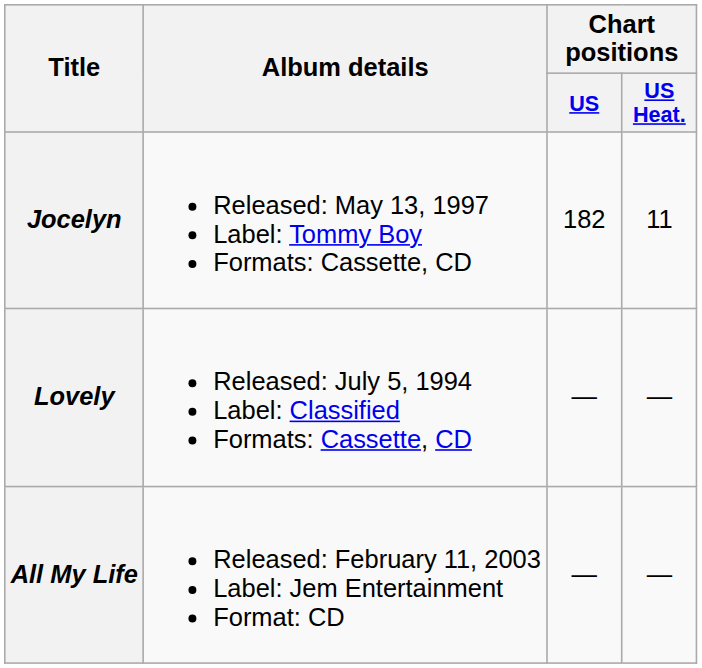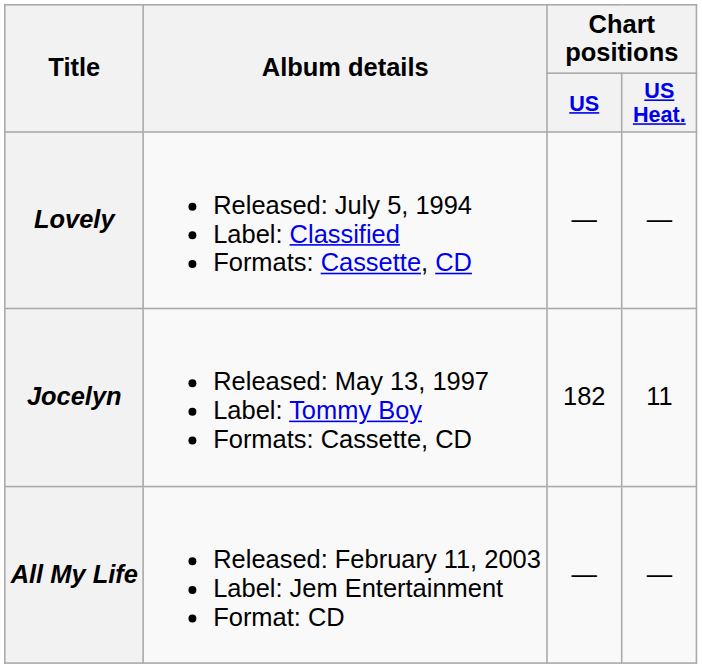rows swapped: (74, 397) <-> (74, 219)
